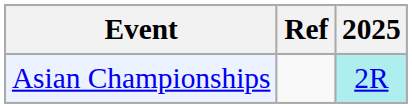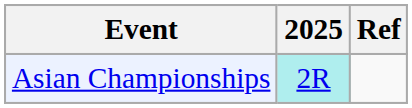columns swapped: (371, 29) <-> (306, 29)
